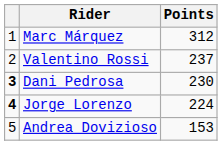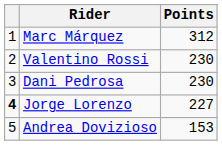(201, 61) 237 -> (201, 61) 230
(12, 84) bold -> (12, 84) normal
(201, 106) 224 -> (201, 106) 227
